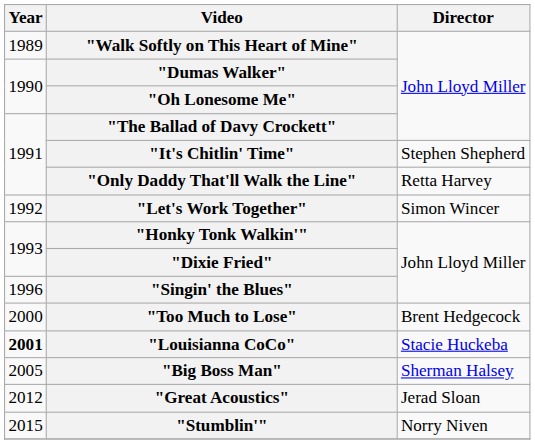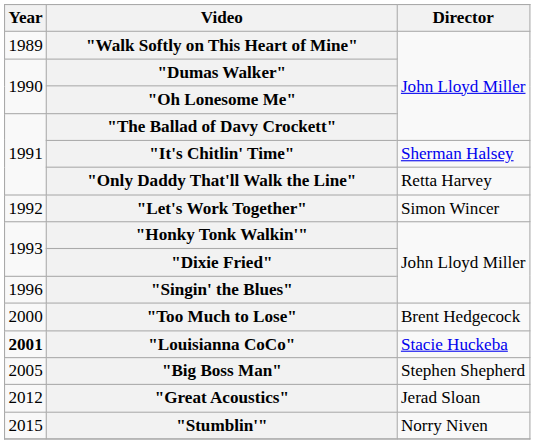(463, 153) Stephen Shepherd -> (457, 153) Sherman Halsey
(457, 371) Sherman Halsey -> (463, 371) Stephen Shepherd
